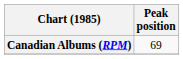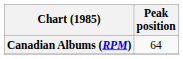(156, 44) 69 -> (156, 44) 64
